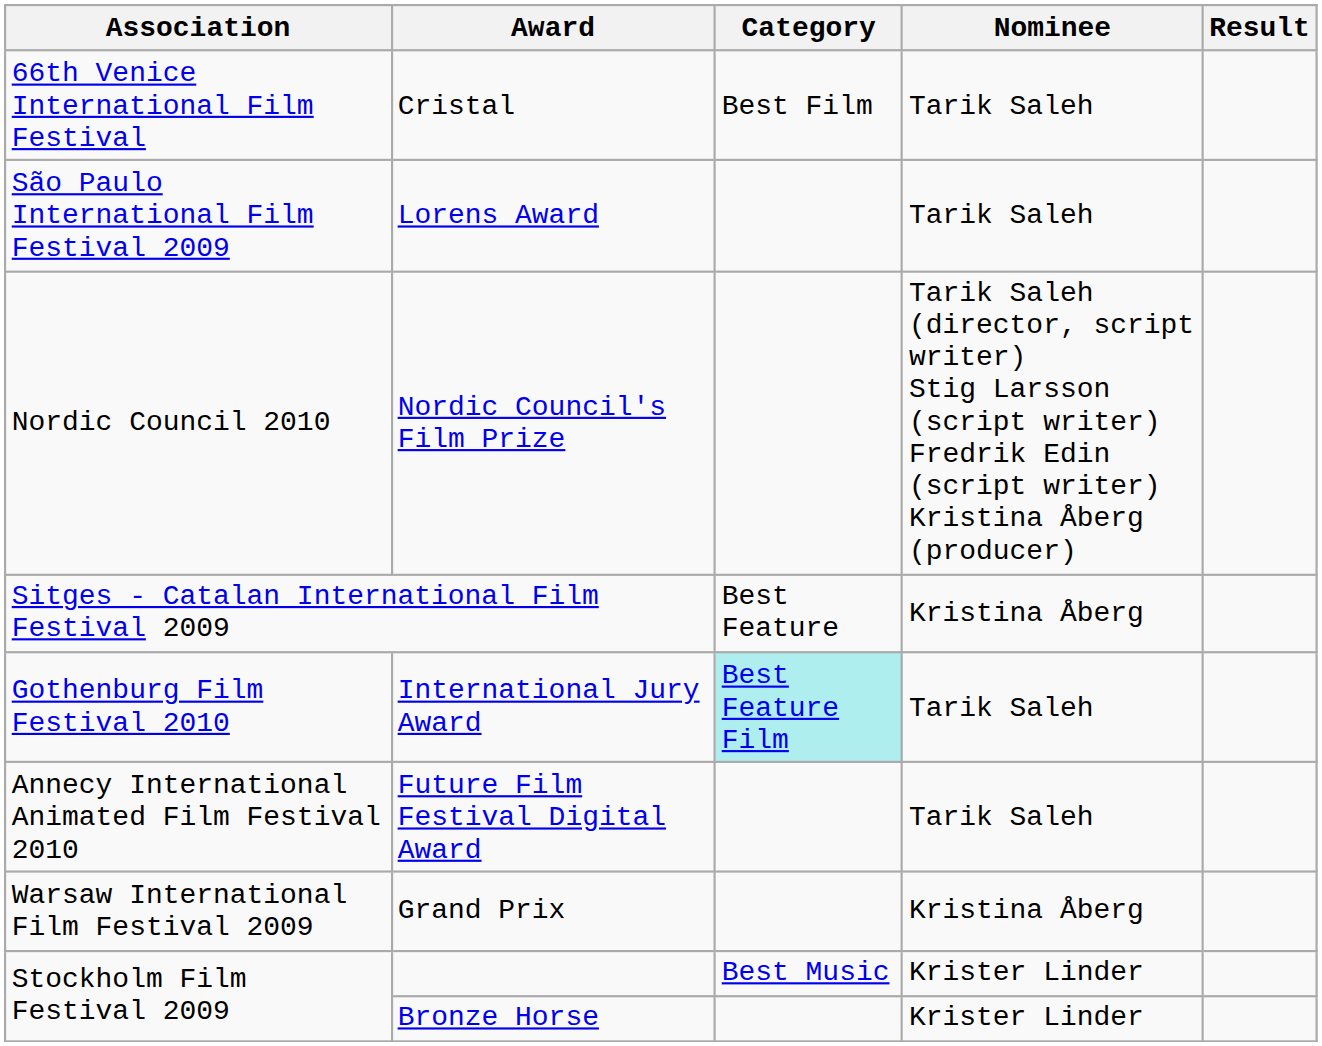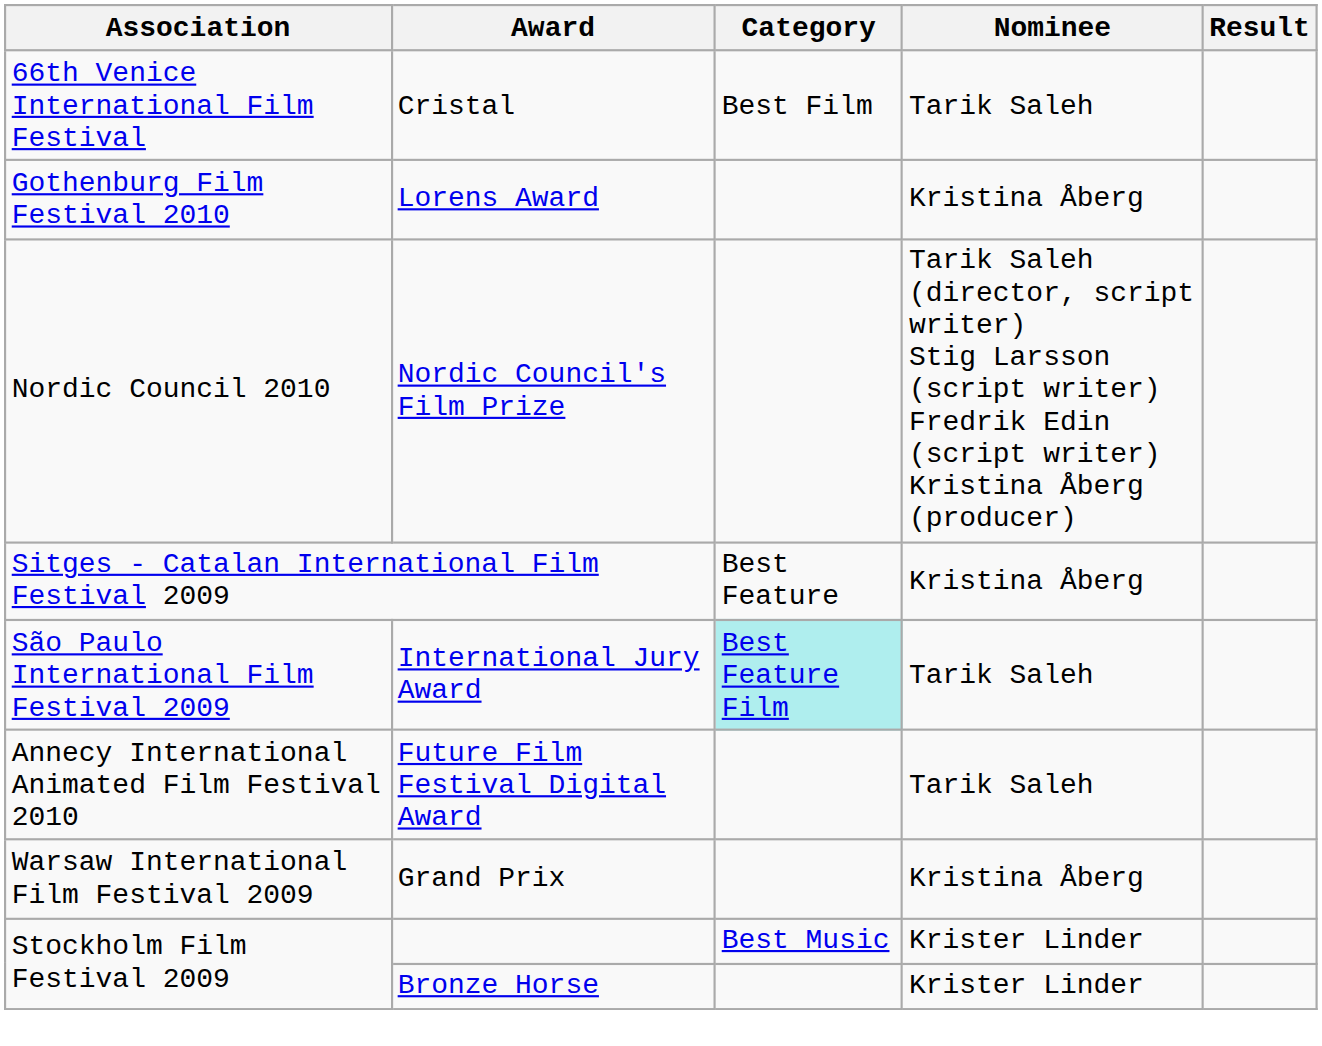(163, 216) São Paulo International Film Festival 2009 -> (138, 200) Gothenburg Film Festival 2010
(1001, 216) Tarik Saleh -> (1026, 200) Kristina Åberg
(138, 707) Gothenburg Film Festival 2010 -> (163, 675) São Paulo International Film Festival 2009
